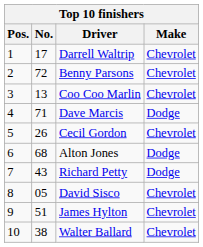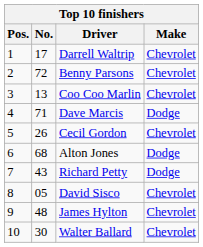(41, 212) 51 -> (41, 212) 48
(41, 232) 38 -> (41, 232) 30
